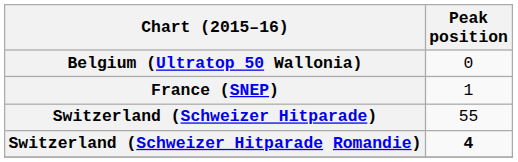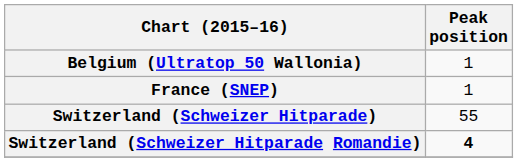(469, 64) 0 -> (469, 64) 1
